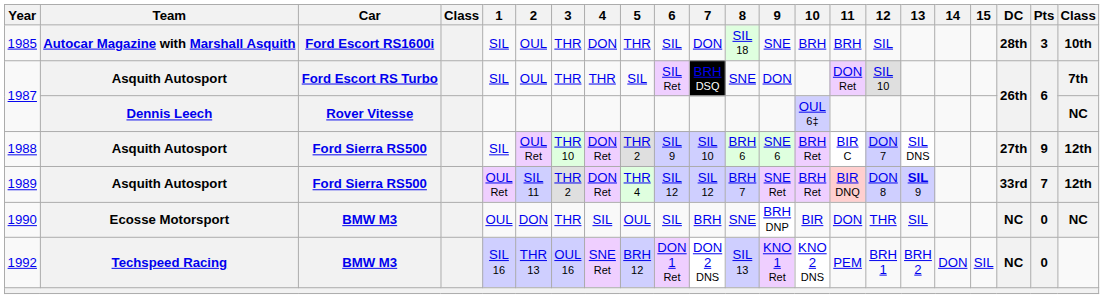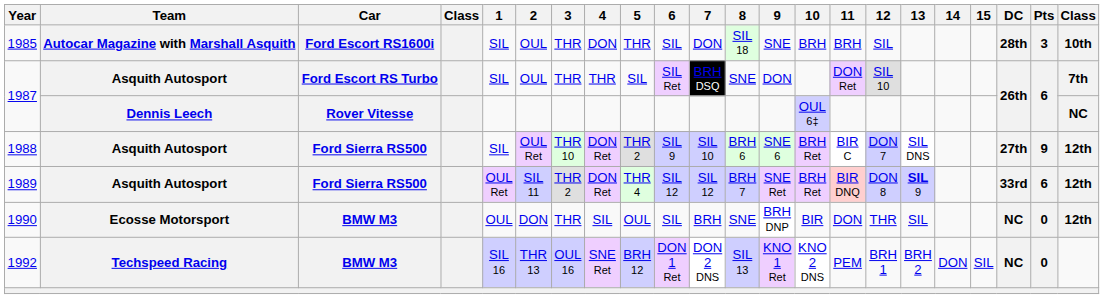(1044, 184) 7 -> (1044, 184) 6
(1078, 219) NC -> (1078, 219) 12th
